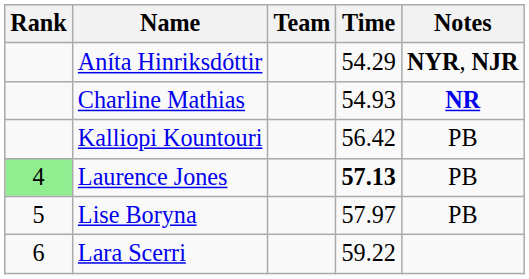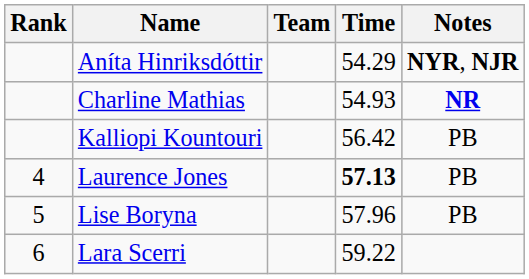(39, 176) lightgreen background -> (39, 176) no background
(369, 215) 57.97 -> (369, 215) 57.96
